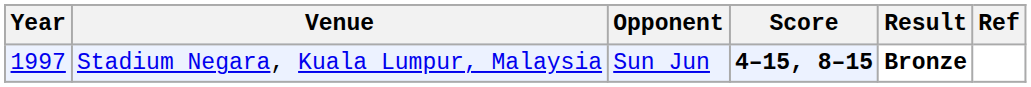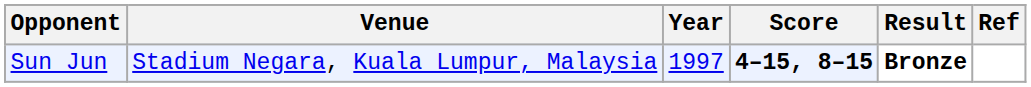columns swapped: (38, 24) <-> (668, 24)
